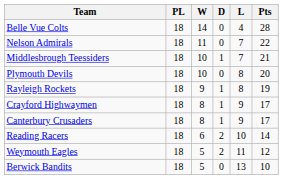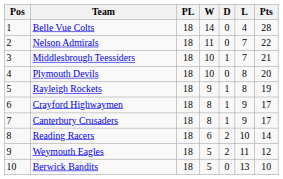+ column: (17, 12)
